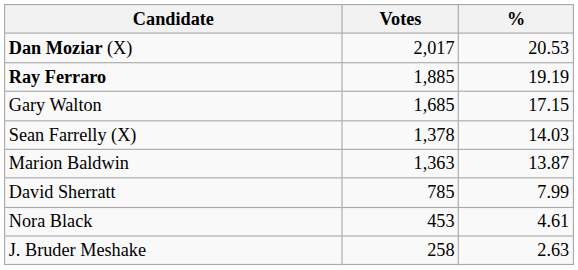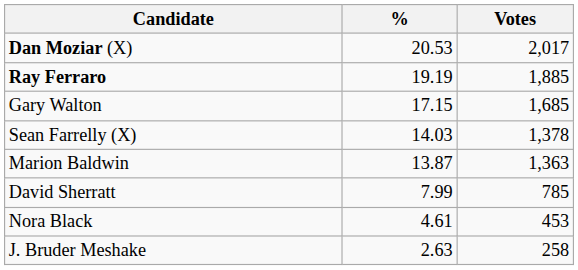columns swapped: (401, 18) <-> (516, 18)
